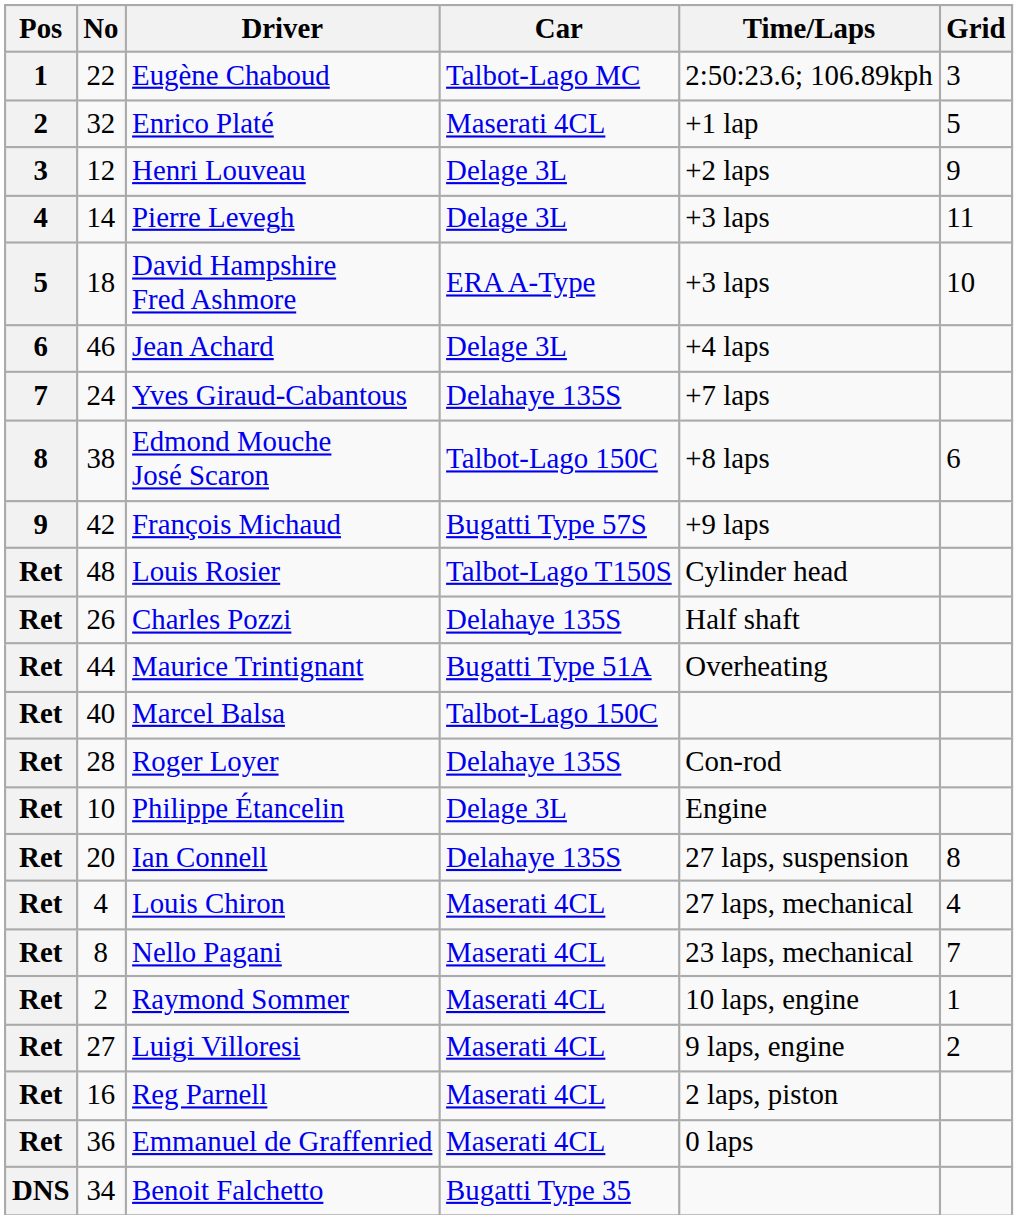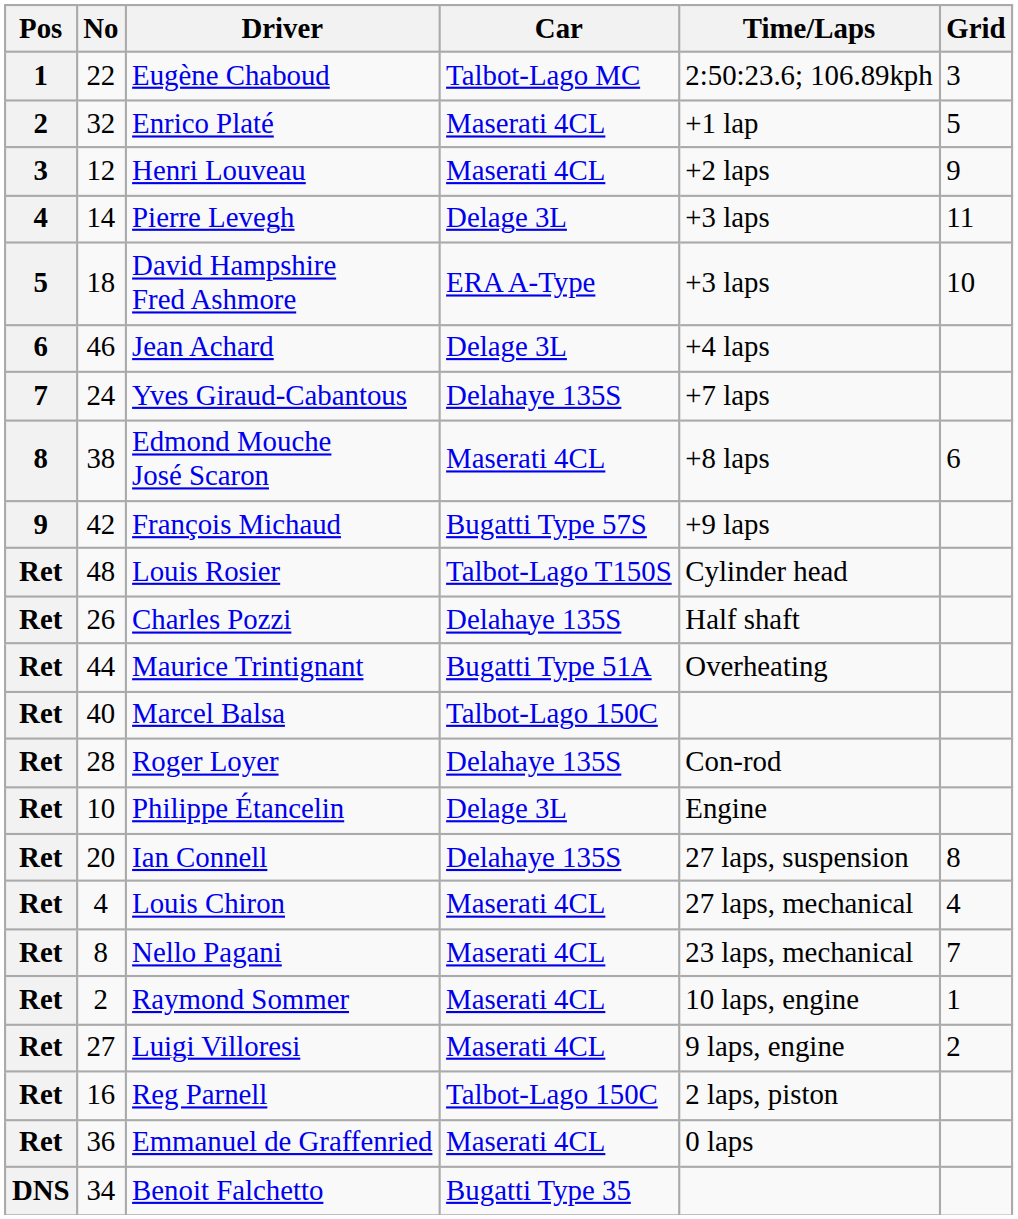(507, 170) Delage 3L -> (526, 170) Maserati 4CL
(552, 459) Talbot-Lago 150C -> (526, 459) Maserati 4CL
(526, 1094) Maserati 4CL -> (552, 1094) Talbot-Lago 150C
